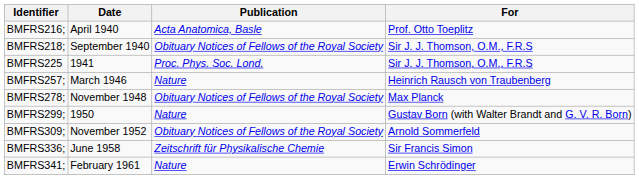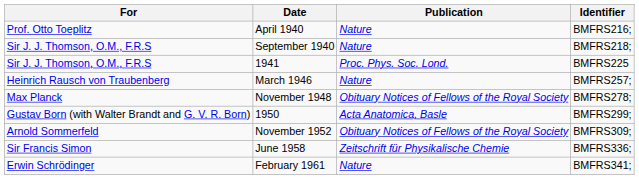columns swapped: (510, 13) <-> (36, 13)
(208, 30) Acta Anatomica, Basle -> (356, 30) Nature
(269, 47) Obituary Notices of Fellows of the Royal Society -> (356, 47) Nature
(170, 115) Nature -> (393, 115) Acta Anatomica, Basle
